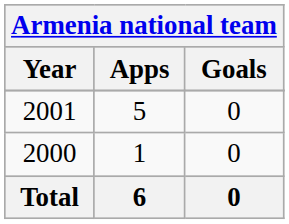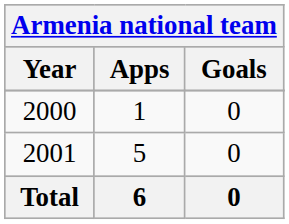rows swapped: (50, 153) <-> (50, 111)
